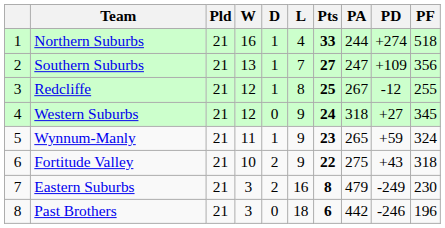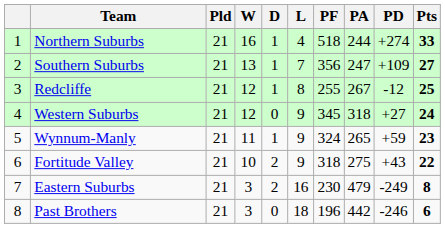columns swapped: (425, 16) <-> (328, 16)
